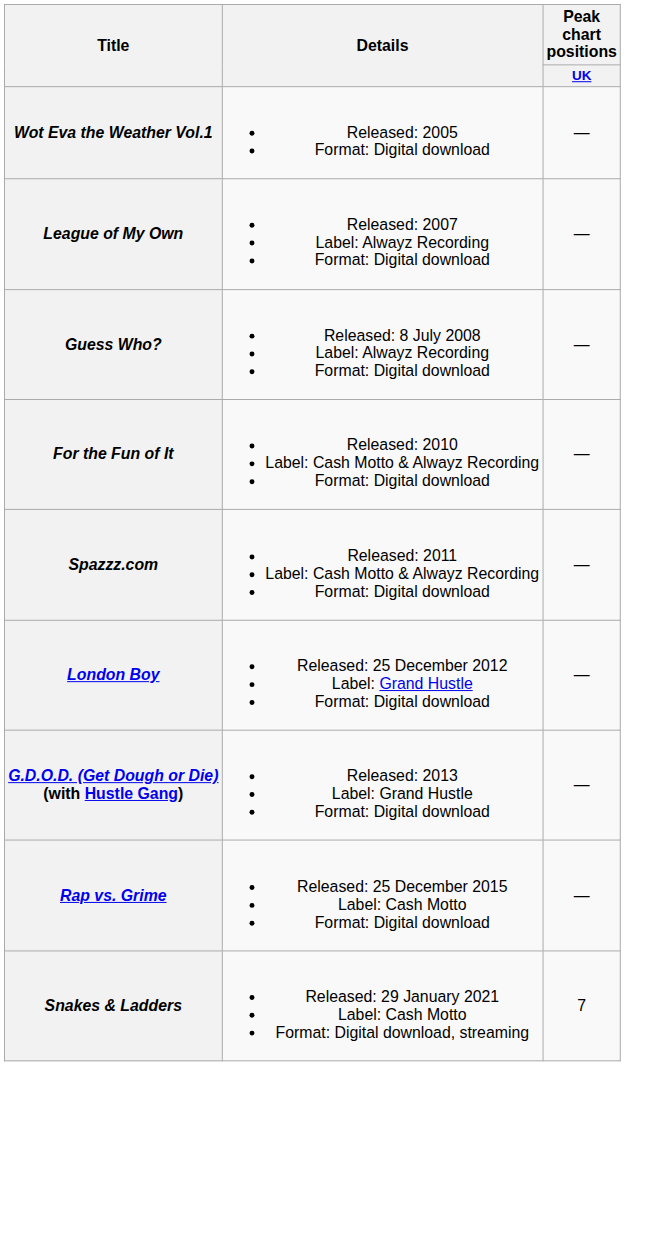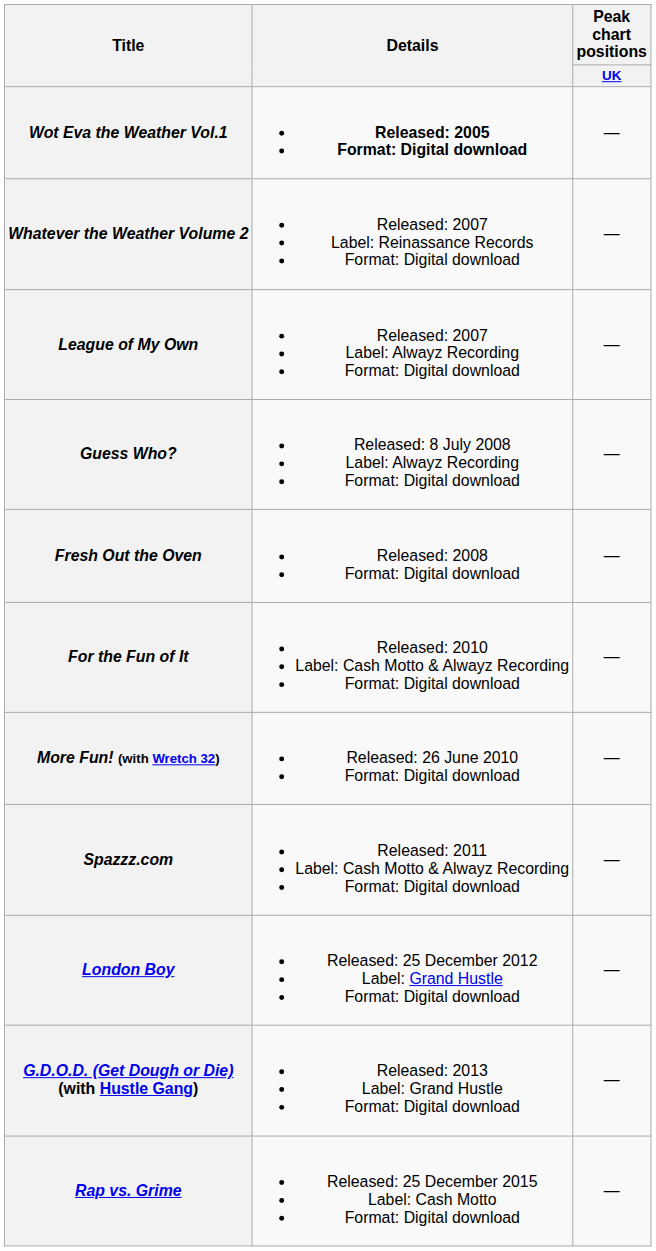(382, 142) normal -> (412, 142) bold
+ row: (128, 234)
+ row: (128, 555)
+ row: (128, 758)
- row: (113, 1005)
